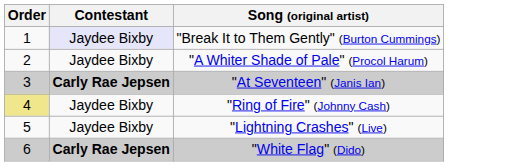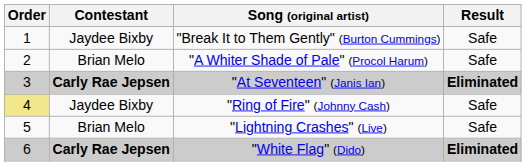+ column: (483, 15)
(111, 37) lavender background -> (111, 37) no background
(111, 60) Jaydee Bixby -> (111, 60) Brian Melo
(111, 127) Jaydee Bixby -> (111, 127) Brian Melo
